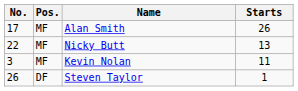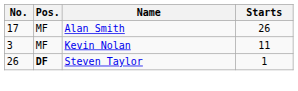- row: (95, 45)
(42, 78) normal -> (42, 61) bold
